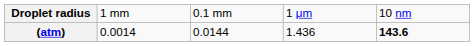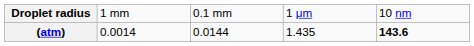(301, 32) 1.436 -> (301, 32) 1.435
